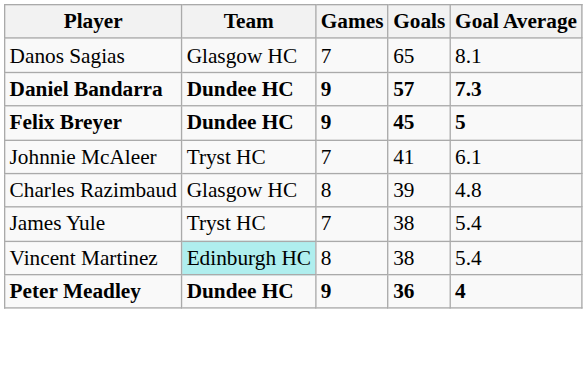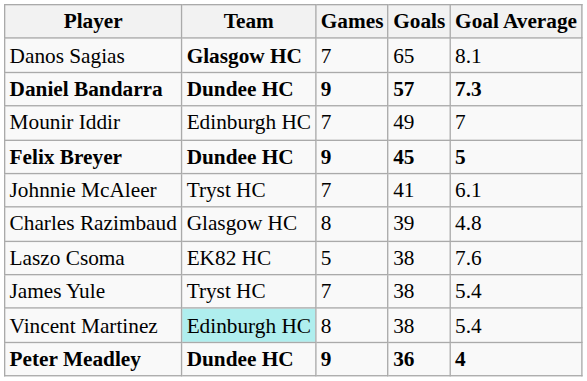(242, 55) normal -> (244, 55) bold
+ row: (65, 122)
+ row: (67, 257)
